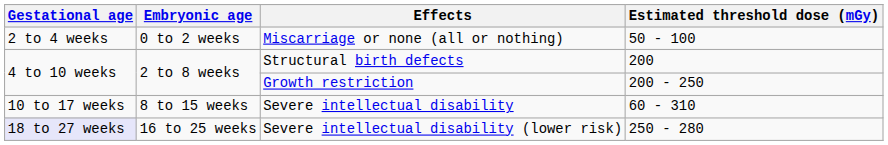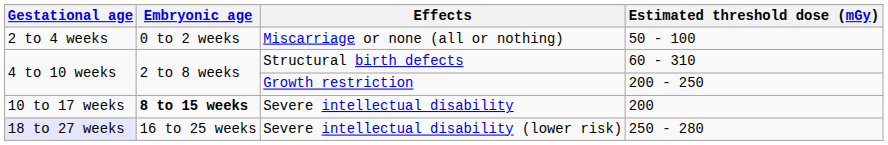(641, 61) 200 -> (662, 61) 60 - 310
(194, 107) normal -> (194, 107) bold
(662, 107) 60 - 310 -> (641, 107) 200
